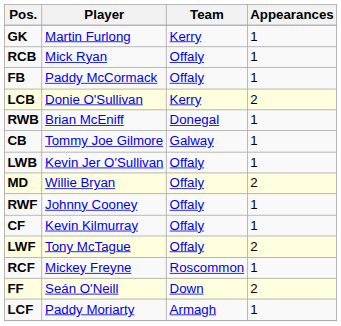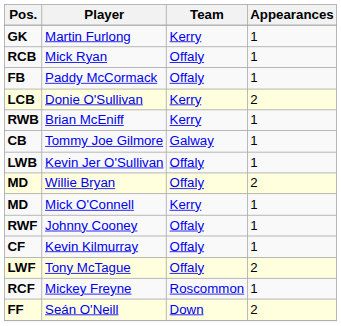(194, 120) Donegal -> (185, 120) Kerry
+ row: (90, 204)
- row: (90, 309)
